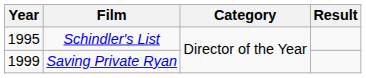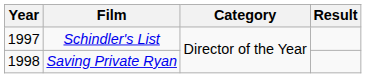(24, 38) 1995 -> (24, 38) 1997
(24, 61) 1999 -> (24, 61) 1998
